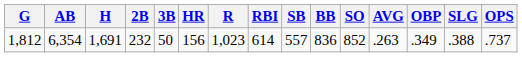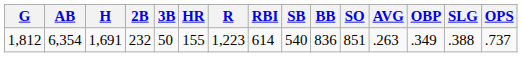(193, 39) 156 -> (193, 39) 155
(228, 39) 1,023 -> (228, 39) 1,223
(296, 39) 557 -> (296, 39) 540
(355, 39) 852 -> (355, 39) 851
